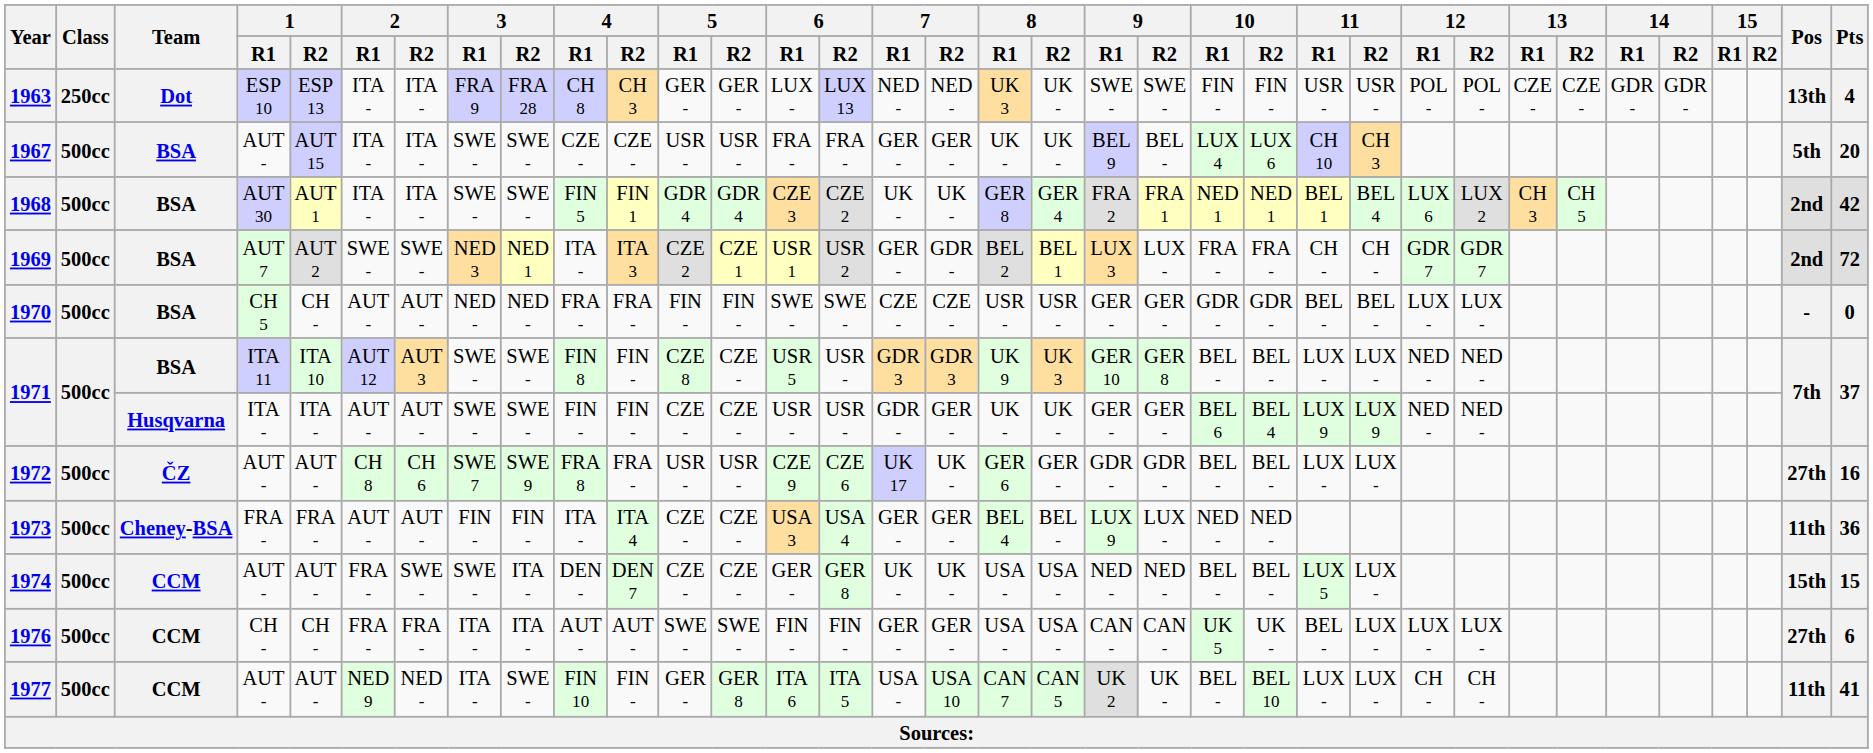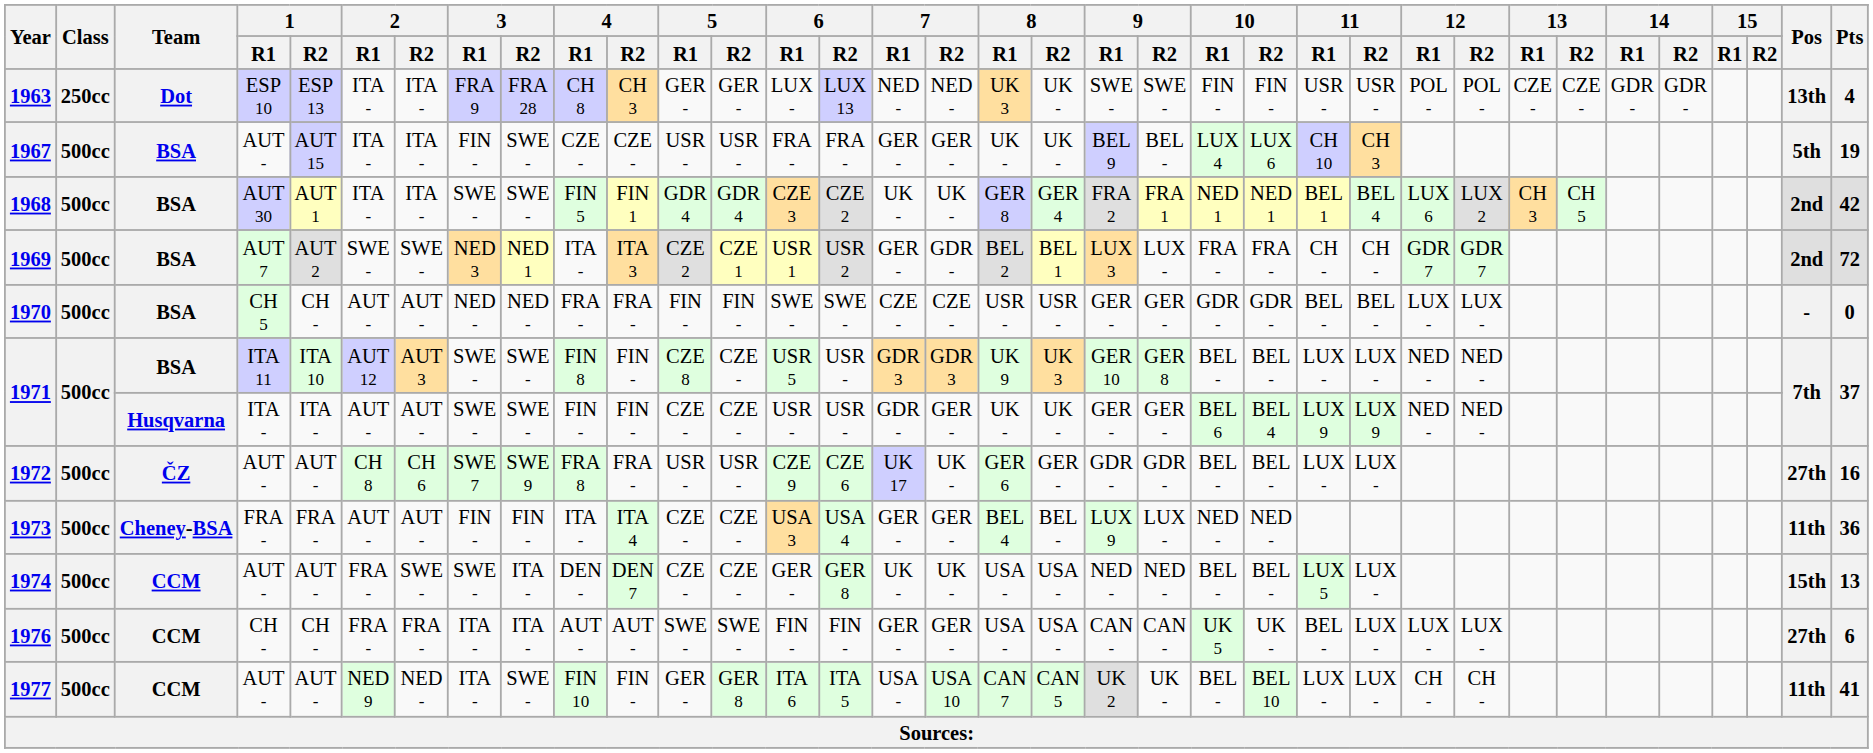(475, 150) SWE - -> (475, 150) FIN -
(1850, 150) 20 -> (1850, 150) 19
(1850, 581) 15 -> (1850, 581) 13
